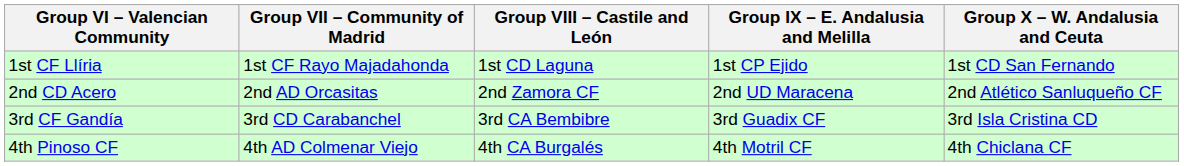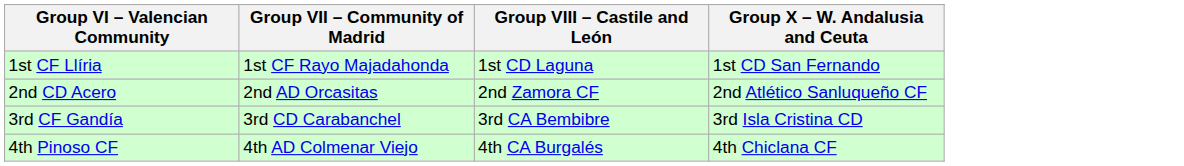- column: (826, 27)
